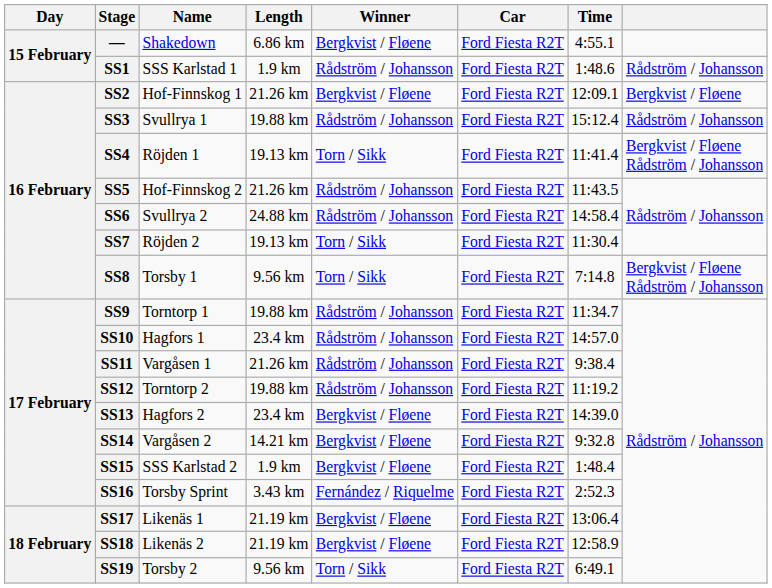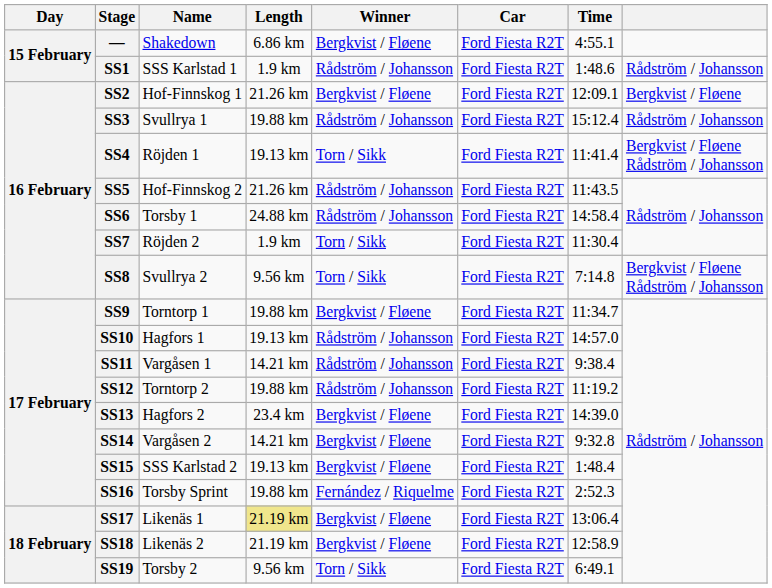(175, 216) Svullrya 2 -> (170, 216) Torsby 1
(279, 241) 19.13 km -> (279, 241) 1.9 km
(170, 276) Torsby 1 -> (175, 276) Svullrya 2
(384, 311) Rådström / Johansson -> (373, 311) Bergkvist / Fløene
(279, 337) 23.4 km -> (279, 337) 19.13 km
(279, 363) 21.26 km -> (279, 363) 14.21 km
(279, 466) 1.9 km -> (279, 466) 19.13 km
(279, 492) 3.43 km -> (279, 492) 19.88 km
(279, 518) no background -> (279, 518) khaki background
